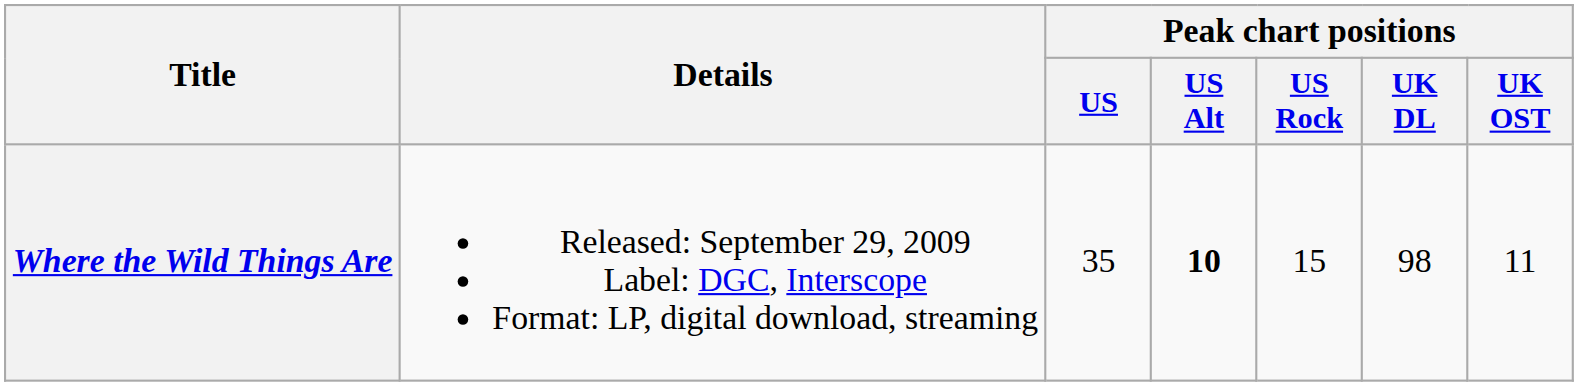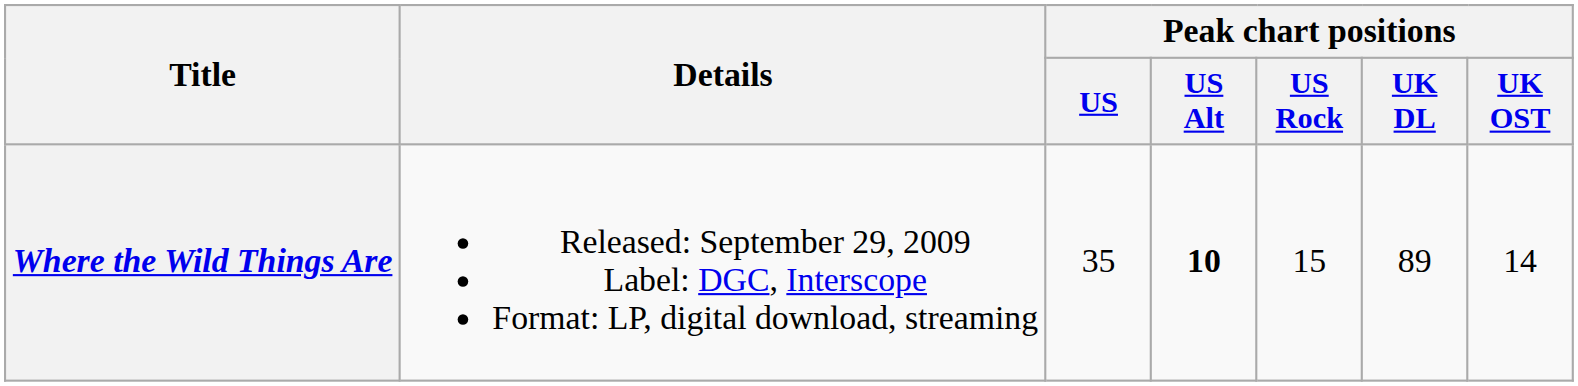(1415, 261) 98 -> (1415, 261) 89
(1520, 261) 11 -> (1520, 261) 14
